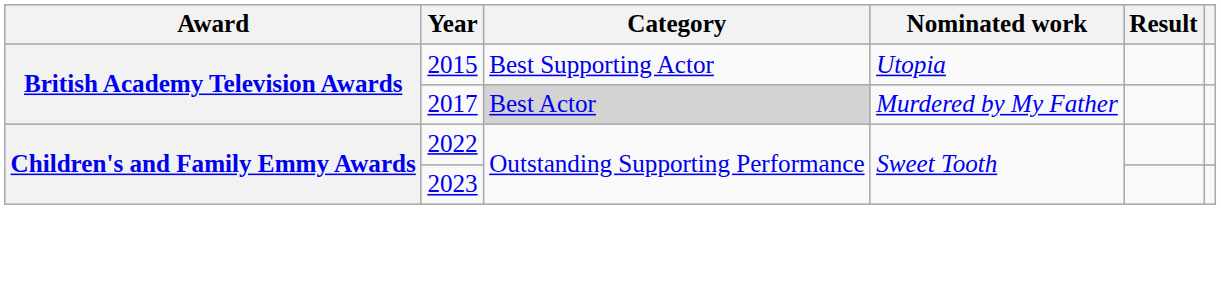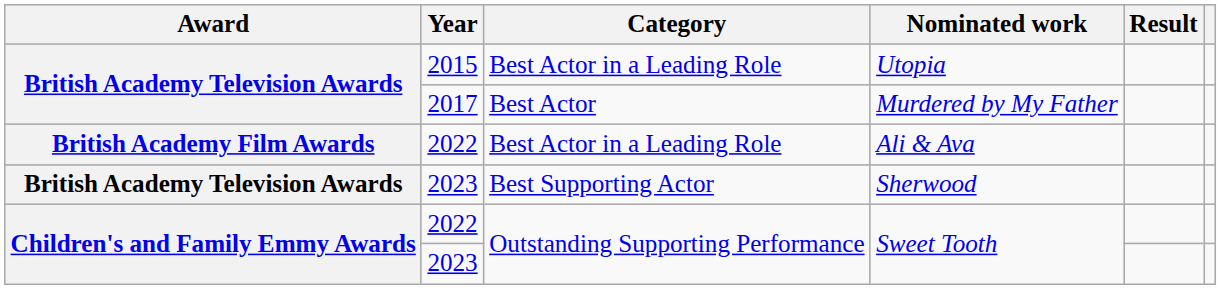(602, 64) Best Supporting Actor -> (635, 64) Best Actor in a Leading Role
(543, 104) lightgrey background -> (543, 104) no background
+ row: (453, 143)
+ row: (453, 183)
